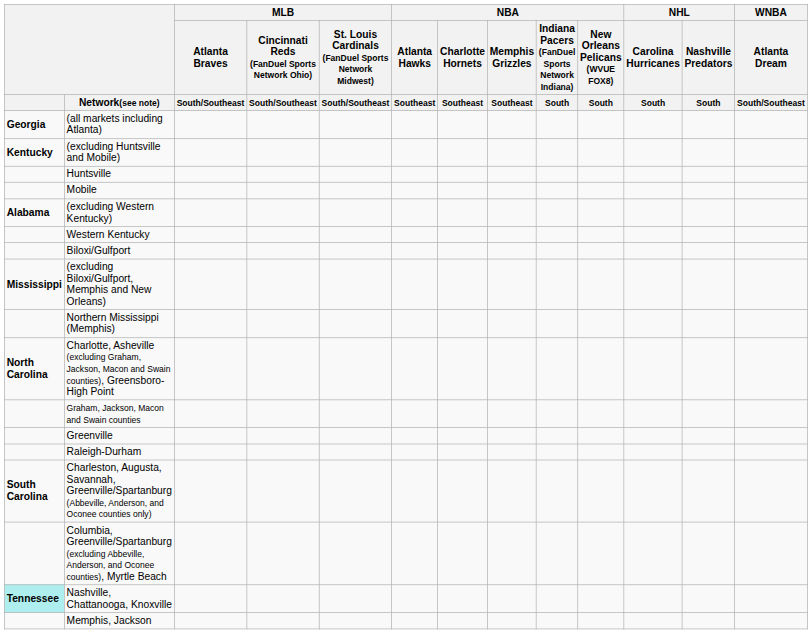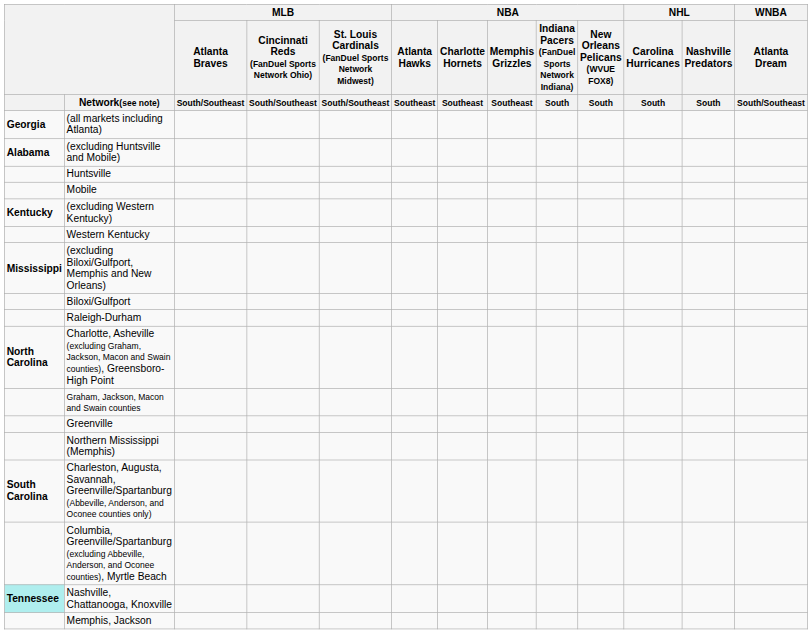(30, 152) Kentucky -> (28, 152) Alabama
(28, 212) Alabama -> (30, 212) Kentucky
rows swapped: (109, 284) <-> (98, 250)
rows swapped: (113, 323) <-> (104, 452)
